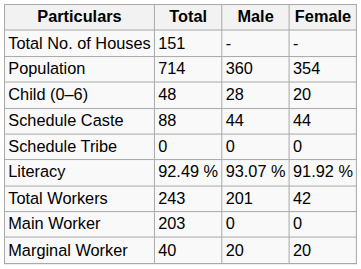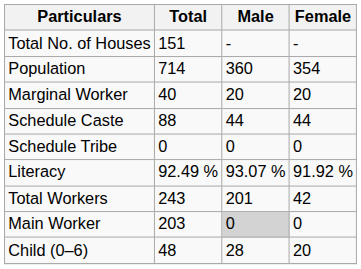rows swapped: (48, 95) <-> (68, 250)
(230, 224) no background -> (230, 224) lightgrey background
